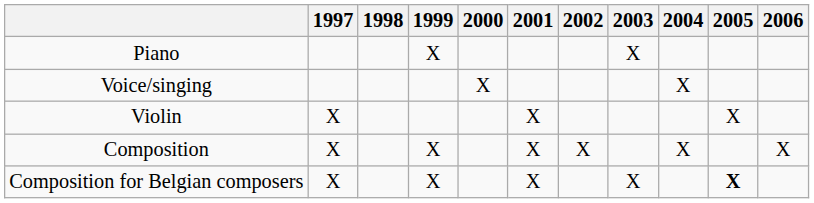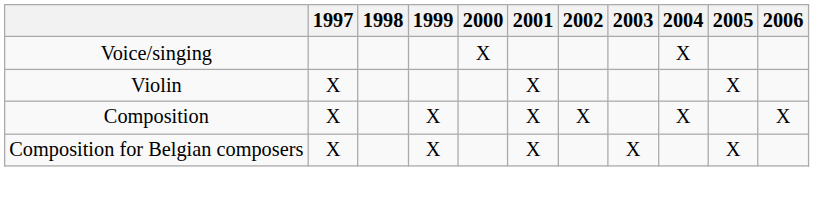- row: (156, 52)
(733, 181) bold -> (733, 149) normal
